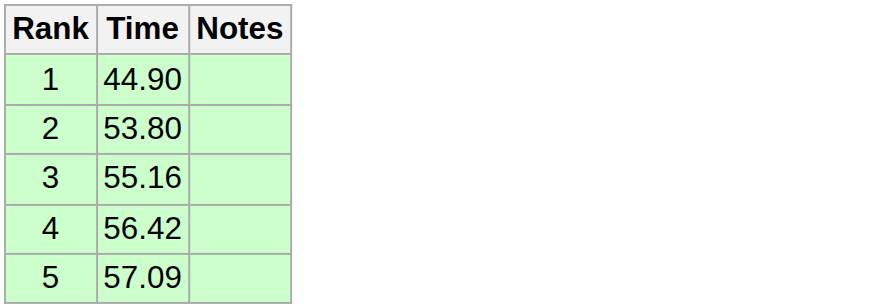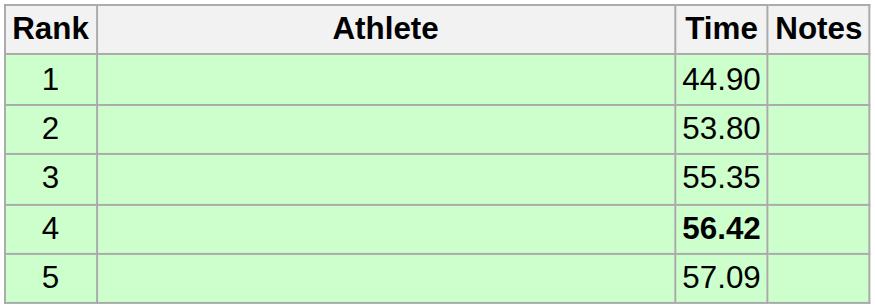+ column: (386, 29)
(143, 178) 55.16 -> (722, 178) 55.35
(143, 228) normal -> (722, 228) bold
